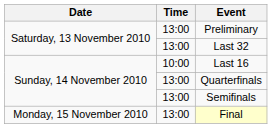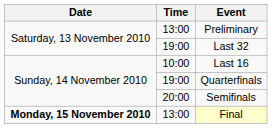(176, 47) 13:00 -> (176, 47) 19:00
(176, 81) 13:00 -> (176, 81) 19:00
(176, 98) 13:00 -> (176, 98) 20:00
(81, 115) normal -> (81, 115) bold
